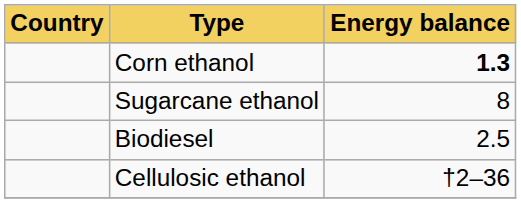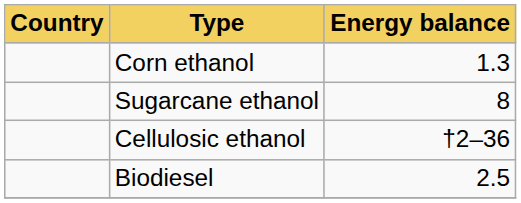(493, 62) bold -> (493, 62) normal
rows swapped: (164, 139) <-> (210, 178)
